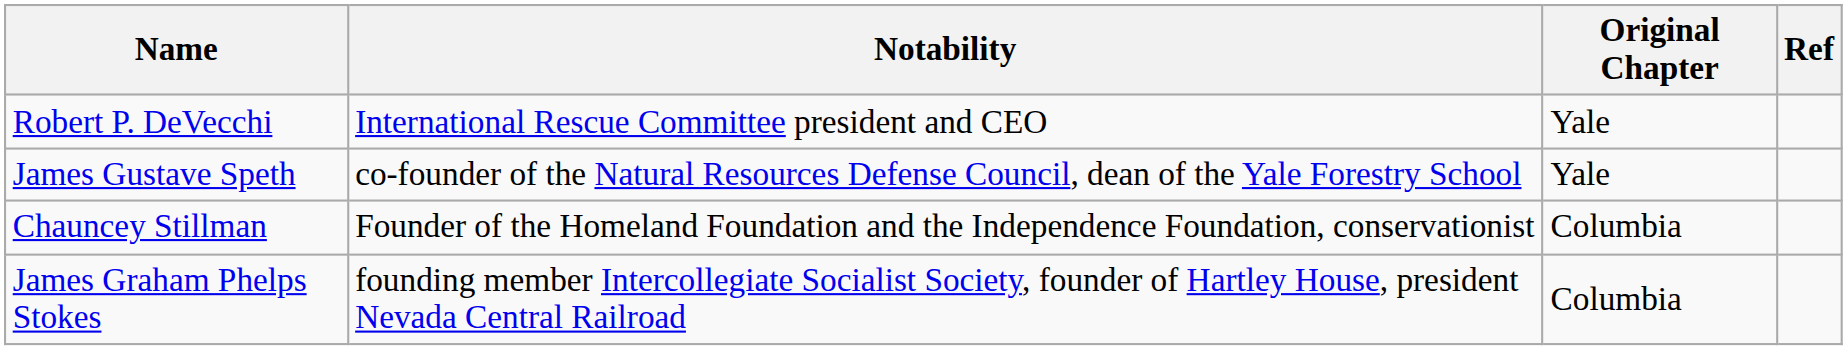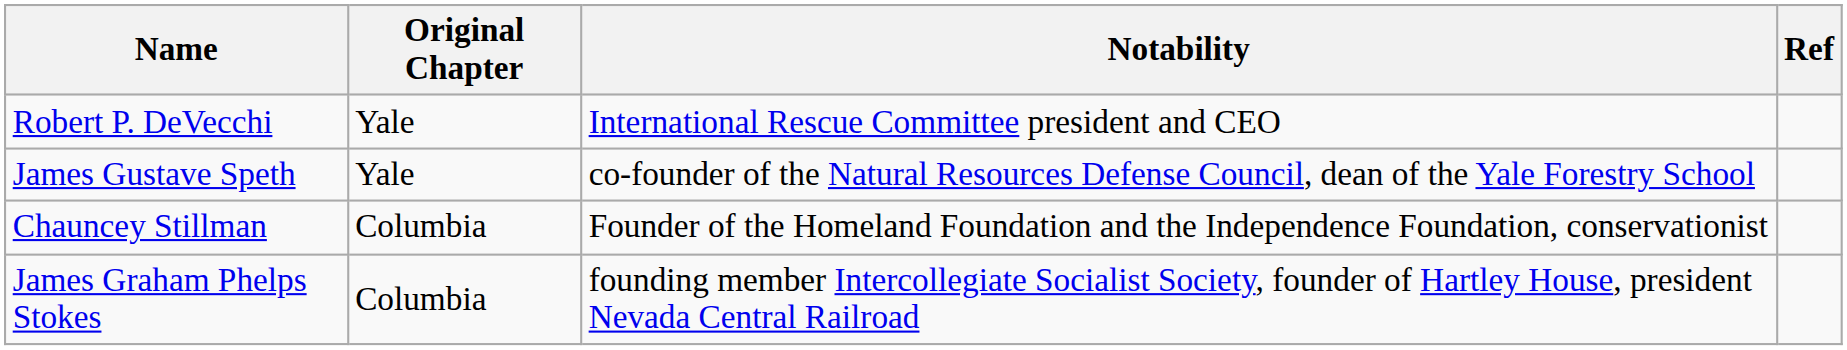columns swapped: (1660, 49) <-> (945, 49)
